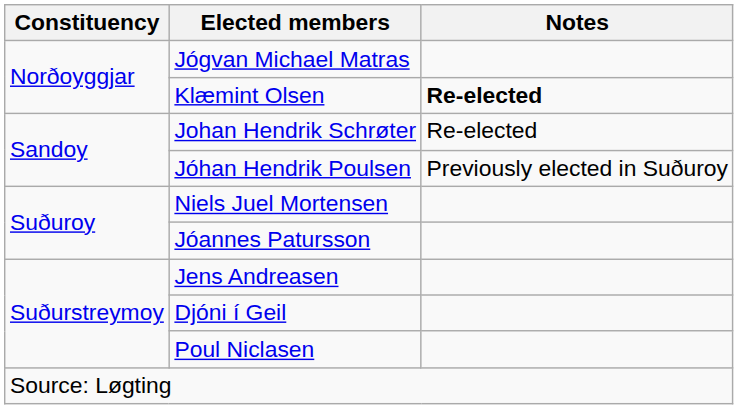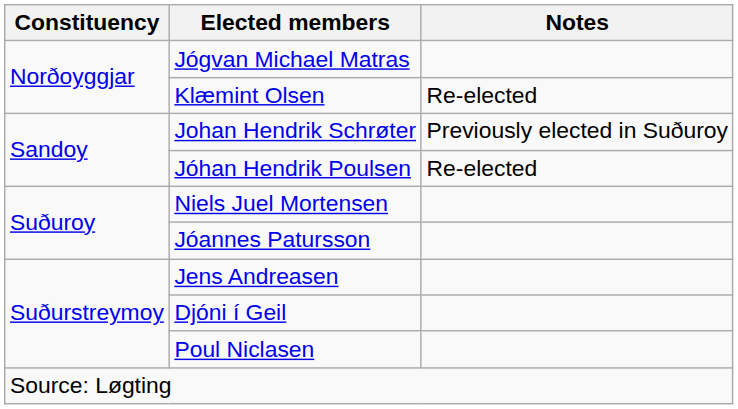(484, 95) bold -> (482, 95) normal
(482, 131) Re-elected -> (577, 131) Previously elected in Suðuroy
(577, 167) Previously elected in Suðuroy -> (482, 167) Re-elected
